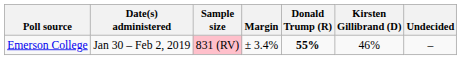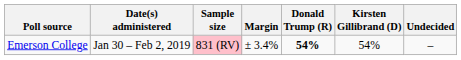(308, 45) 55% -> (308, 45) 54%
(369, 45) 46% -> (369, 45) 54%
